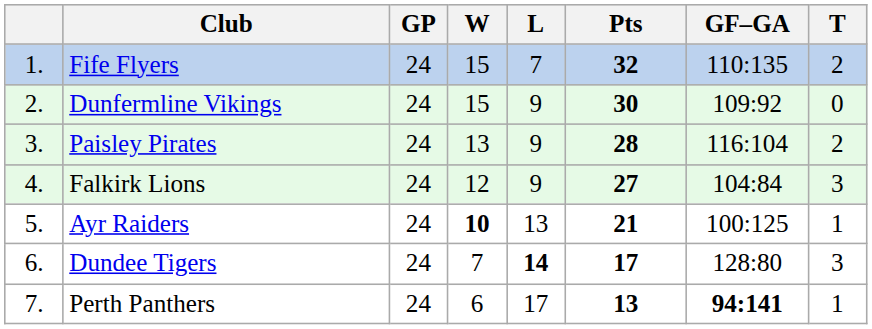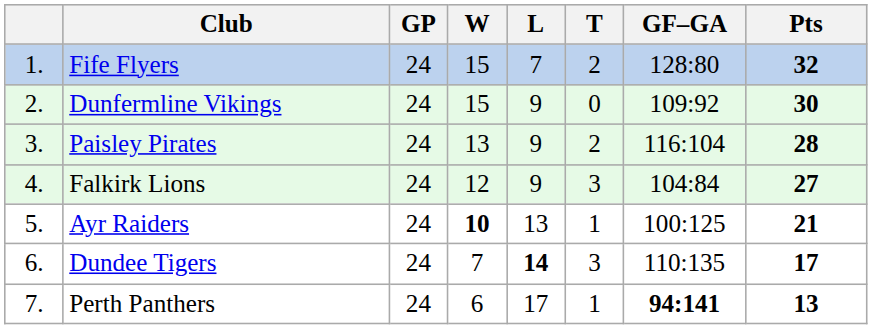columns swapped: (837, 24) <-> (626, 24)
(747, 64) 110:135 -> (684, 64) 128:80
(747, 263) 128:80 -> (684, 263) 110:135
